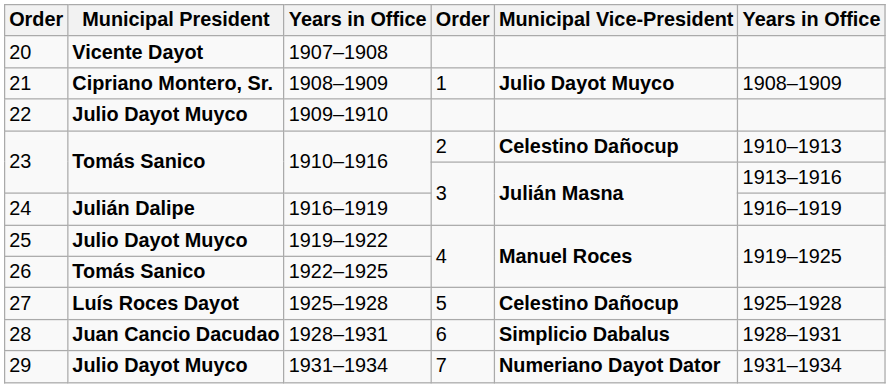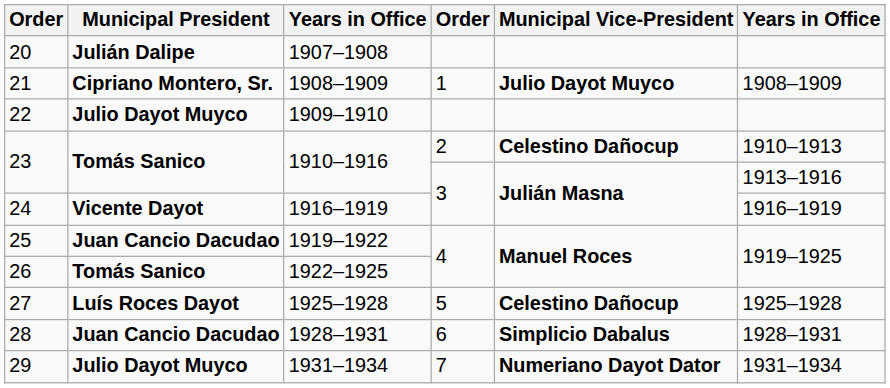(138, 51) Vicente Dayot -> (134, 51) Julián Dalipe
(134, 209) Julián Dalipe -> (138, 209) Vicente Dayot
(160, 240) Julio Dayot Muyco -> (176, 240) Juan Cancio Dacudao
